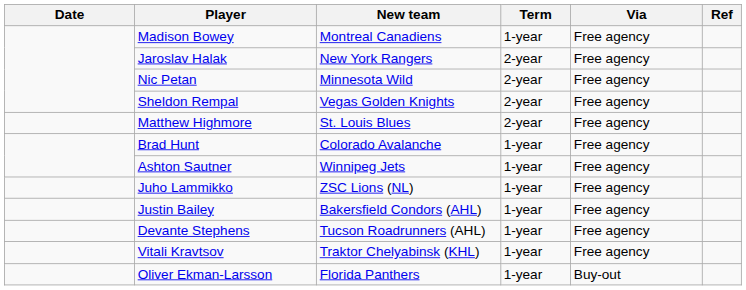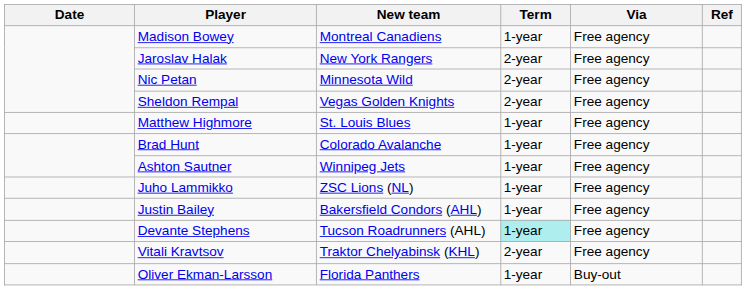(523, 123) 2-year -> (523, 123) 1-year
(523, 230) no background -> (523, 230) paleturquoise background
(523, 252) 1-year -> (523, 252) 2-year
